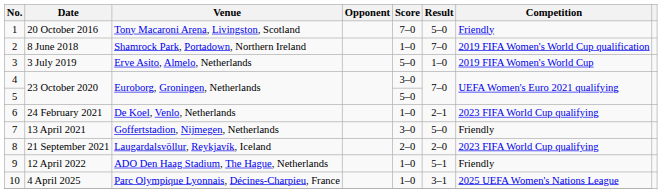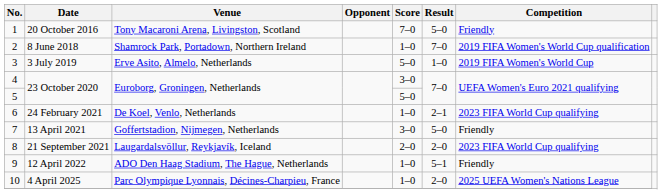(439, 180) 3–1 -> (439, 180) 2–0
